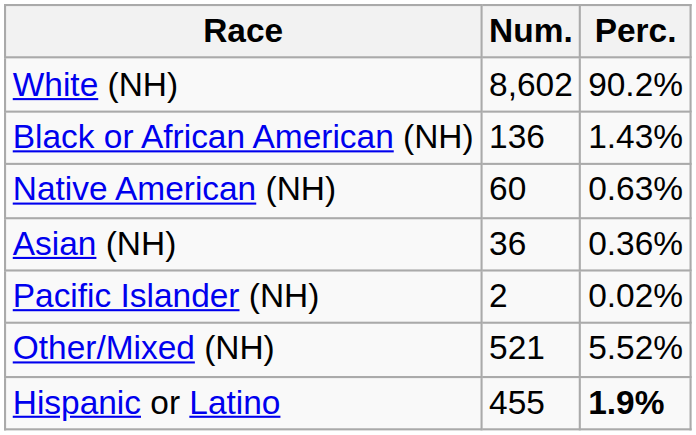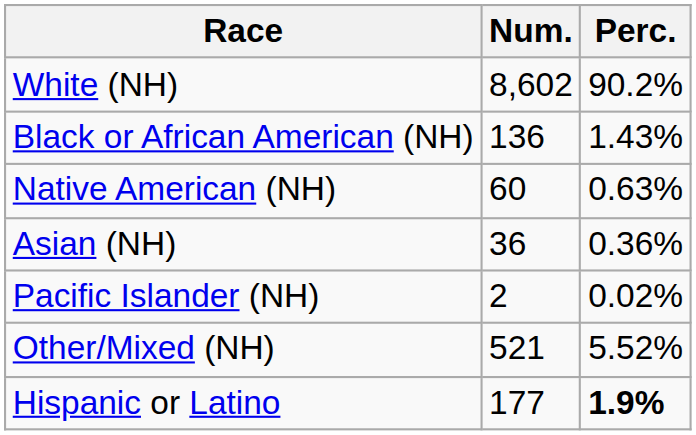(517, 402) 455 -> (517, 402) 177
